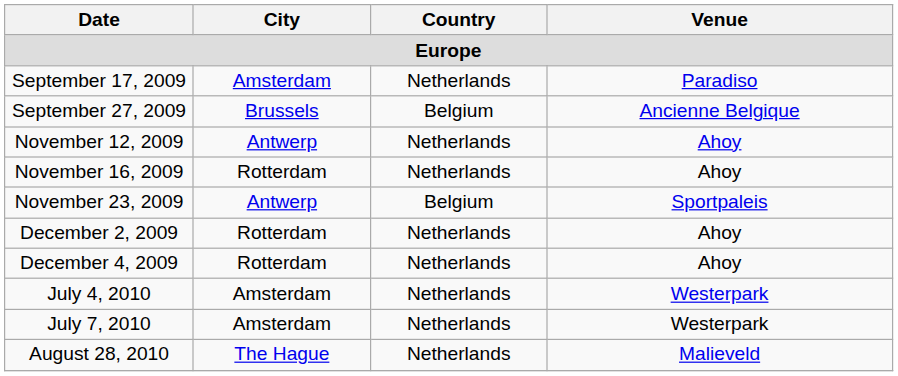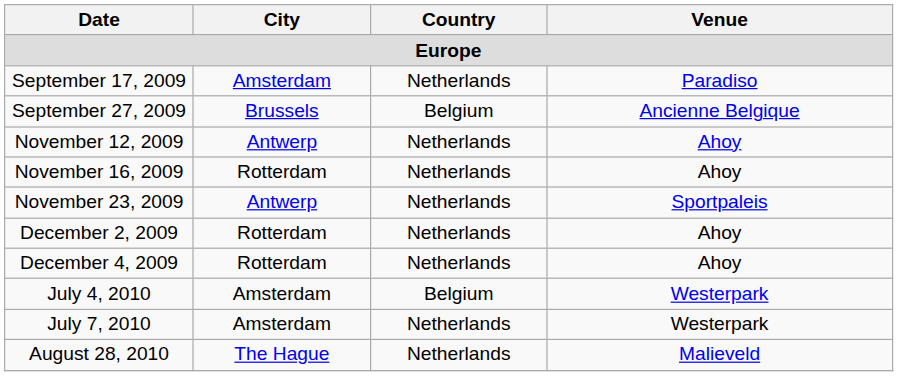(459, 202) Belgium -> (459, 202) Netherlands
(459, 293) Netherlands -> (459, 293) Belgium
